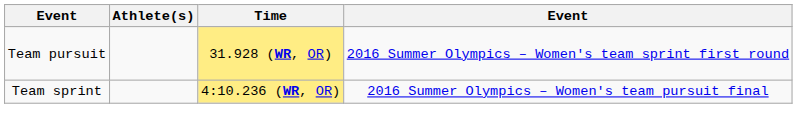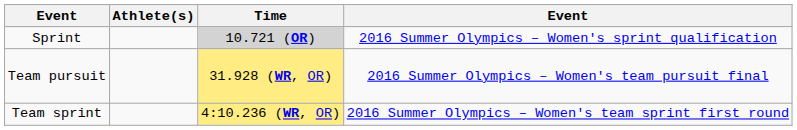+ row: (57, 38)
(568, 54) 2016 Summer Olympics – Women's team sprint first round -> (568, 76) 2016 Summer Olympics – Women's team pursuit final
(568, 92) 2016 Summer Olympics – Women's team pursuit final -> (568, 114) 2016 Summer Olympics – Women's team sprint first round
